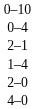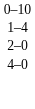- row: (17, 28)
- row: (17, 46)
